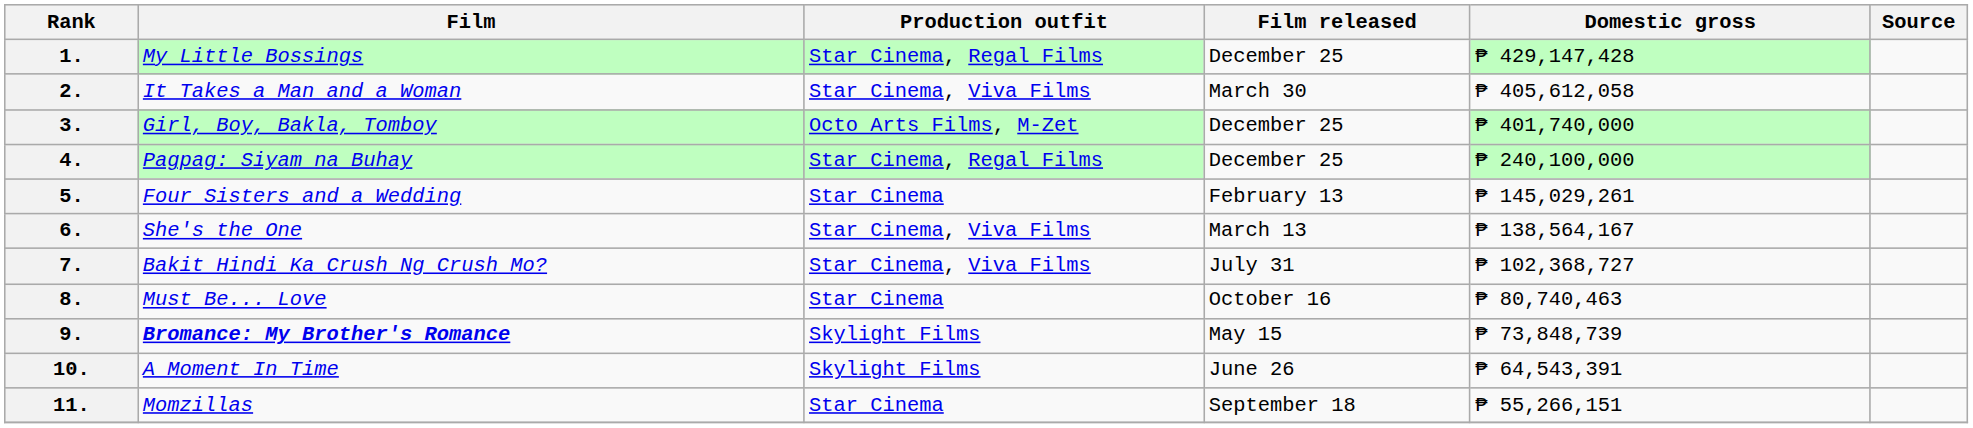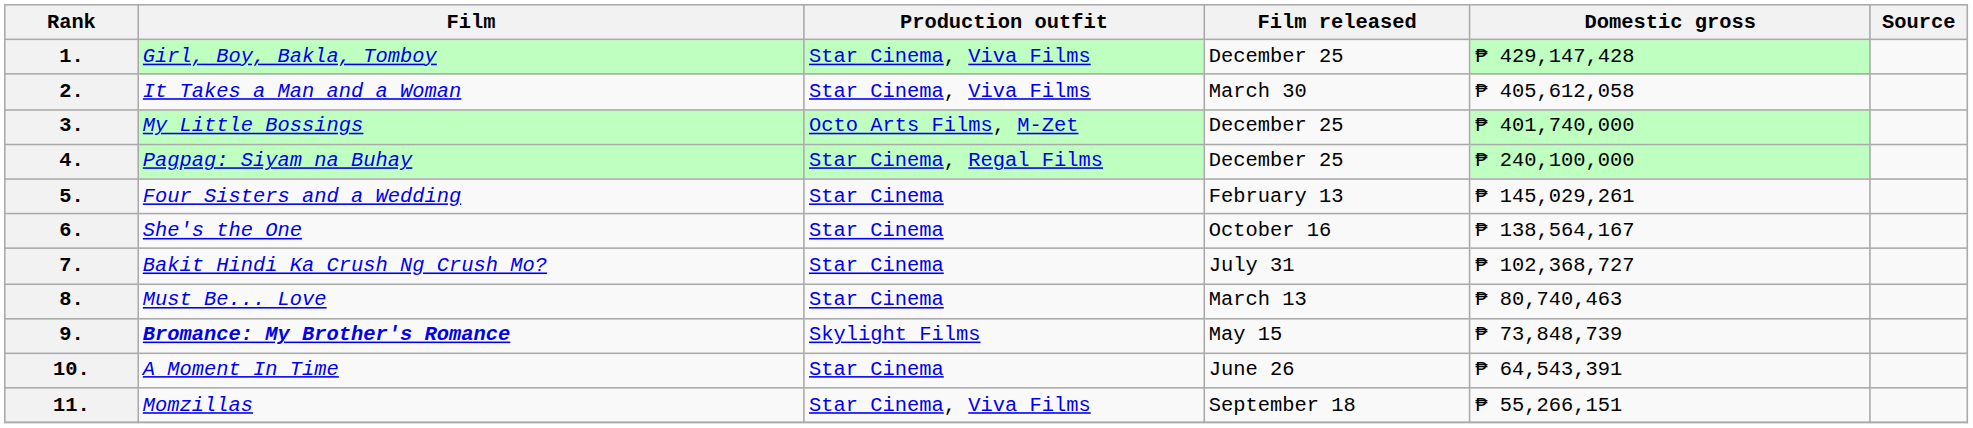(253, 56) My Little Bossings -> (290, 56) Girl, Boy, Bakla, Tomboy
(956, 56) Star Cinema, Regal Films -> (950, 56) Star Cinema, Viva Films
(290, 126) Girl, Boy, Bakla, Tomboy -> (253, 126) My Little Bossings
(950, 230) Star Cinema, Viva Films -> (876, 230) Star Cinema
(1258, 230) March 13 -> (1270, 230) October 16
(950, 265) Star Cinema, Viva Films -> (876, 265) Star Cinema
(1270, 300) October 16 -> (1258, 300) March 13
(895, 370) Skylight Films -> (876, 370) Star Cinema
(876, 405) Star Cinema -> (950, 405) Star Cinema, Viva Films
